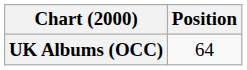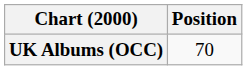(204, 49) 64 -> (204, 49) 70
